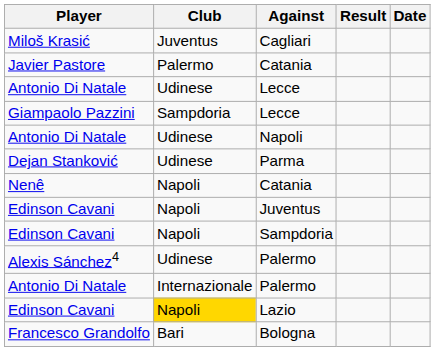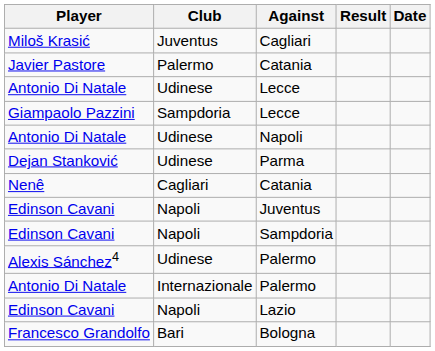(178, 185) Napoli -> (183, 185) Cagliari
(178, 309) gold background -> (178, 309) no background
